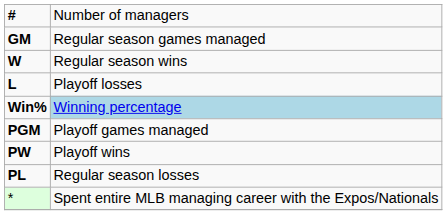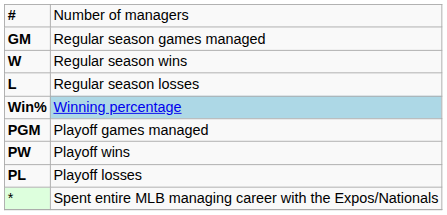(98, 84) Playoff losses -> (126, 84) Regular season losses
(126, 175) Regular season losses -> (98, 175) Playoff losses
